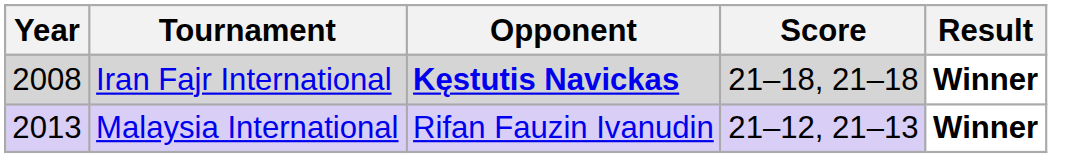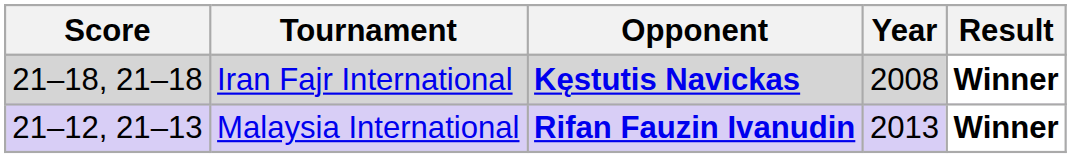columns swapped: (47, 30) <-> (823, 30)
(563, 128) normal -> (695, 128) bold
